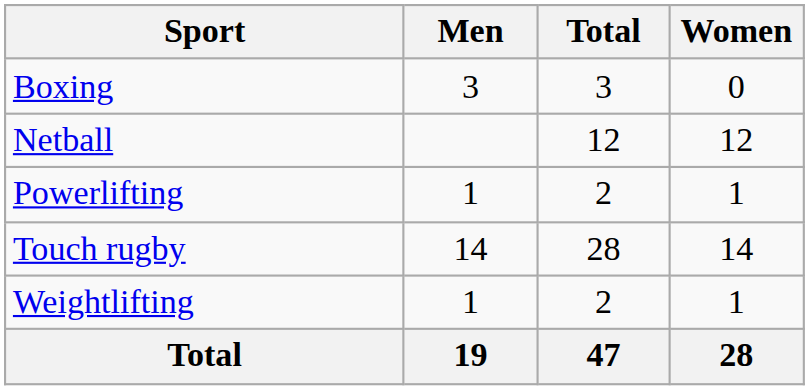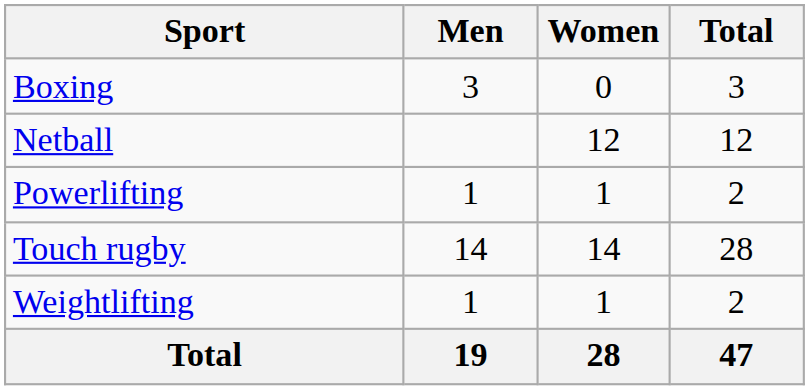columns swapped: (736, 31) <-> (603, 31)
